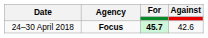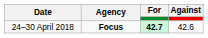(154, 26) 45.7 -> (154, 26) 42.7
